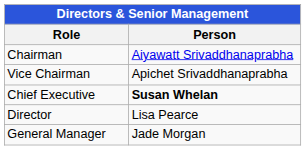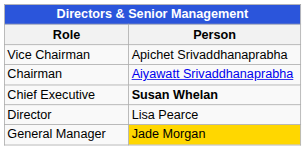rows swapped: (35, 54) <-> (49, 74)
(169, 134) no background -> (169, 134) gold background
